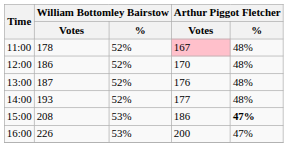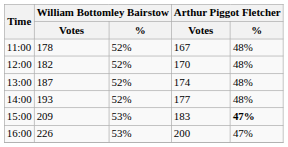(182, 47) pink background -> (182, 47) no background
(45, 64) 186 -> (45, 64) 182
(182, 82) 176 -> (182, 82) 174
(45, 116) 208 -> (45, 116) 209
(182, 116) 186 -> (182, 116) 183
